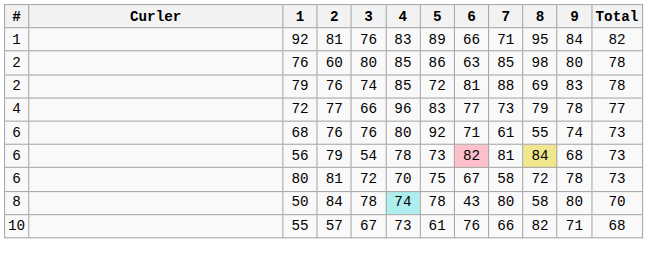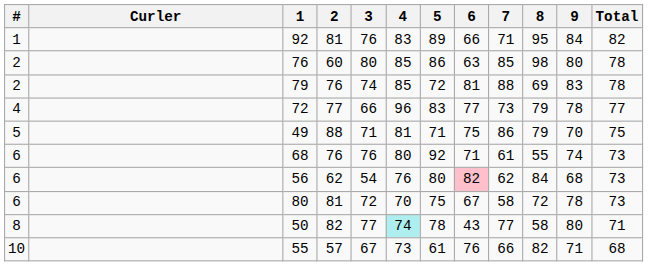+ row: (300, 133)
(334, 156) 79 -> (334, 179) 62
(403, 156) 78 -> (403, 179) 76
(437, 156) 73 -> (437, 179) 80
(506, 156) 81 -> (506, 179) 62
(540, 156) khaki background -> (540, 179) no background
(334, 203) 84 -> (334, 226) 82
(369, 203) 78 -> (369, 226) 77
(506, 203) 80 -> (506, 226) 77
(617, 203) 70 -> (617, 226) 71
